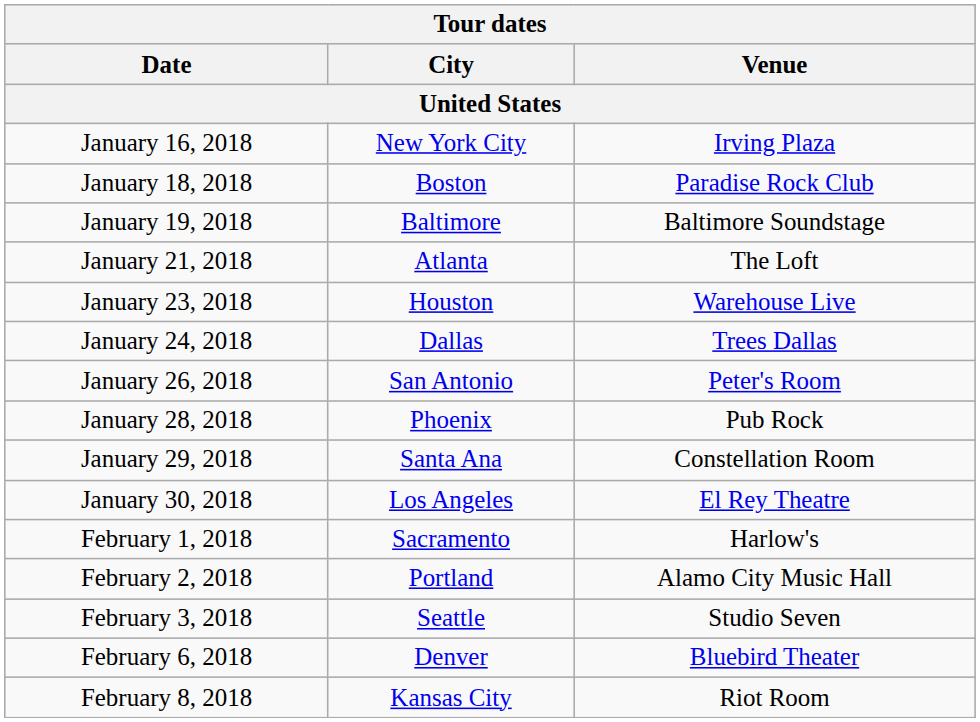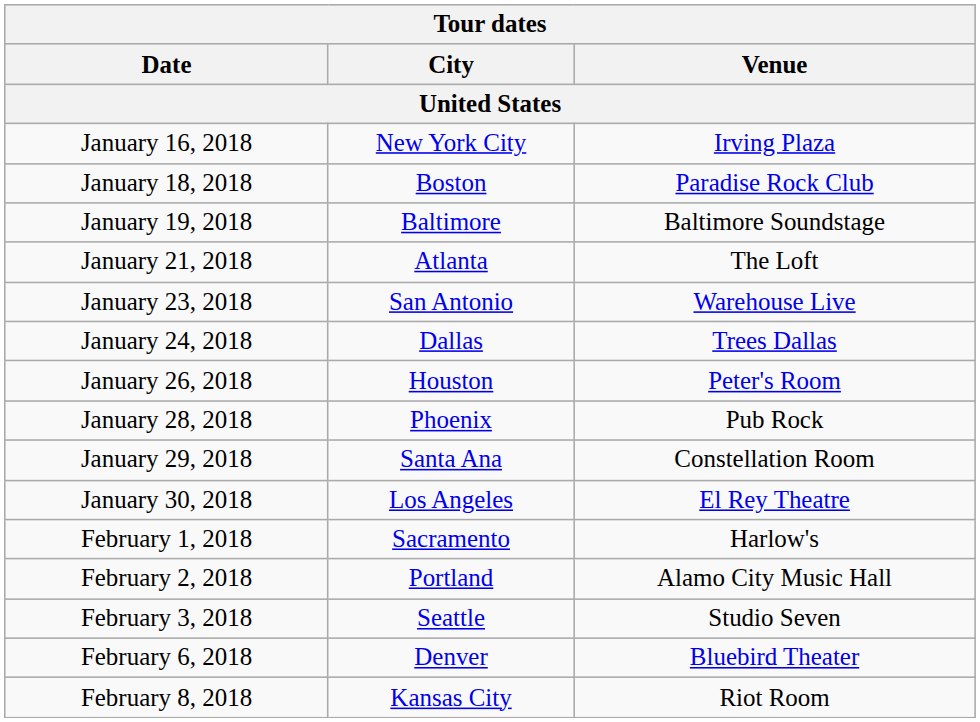(451, 301) Houston -> (451, 301) San Antonio
(451, 380) San Antonio -> (451, 380) Houston
